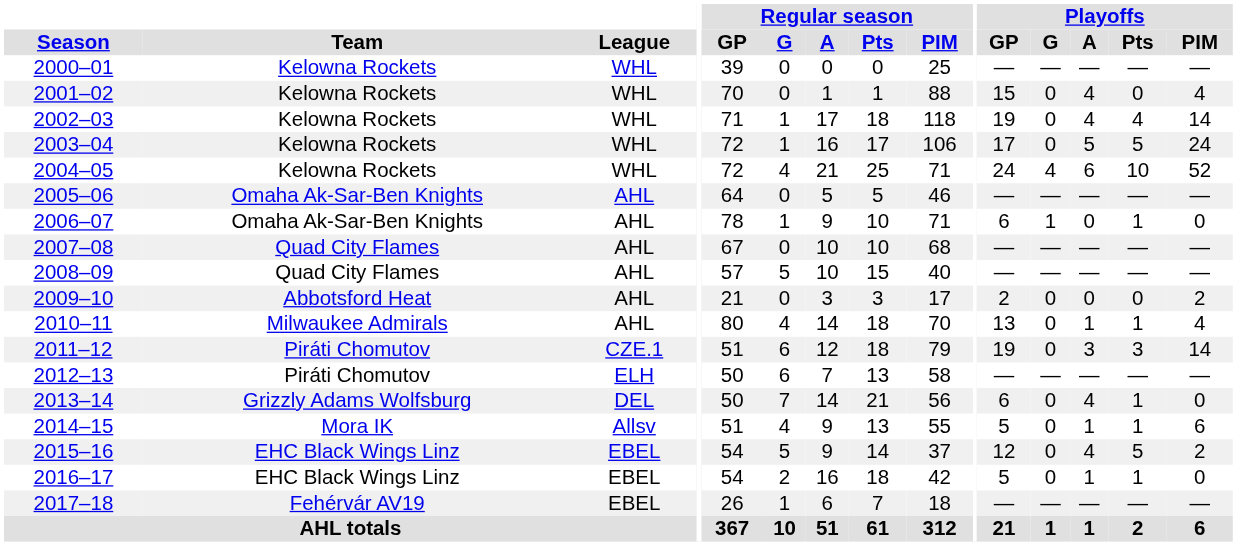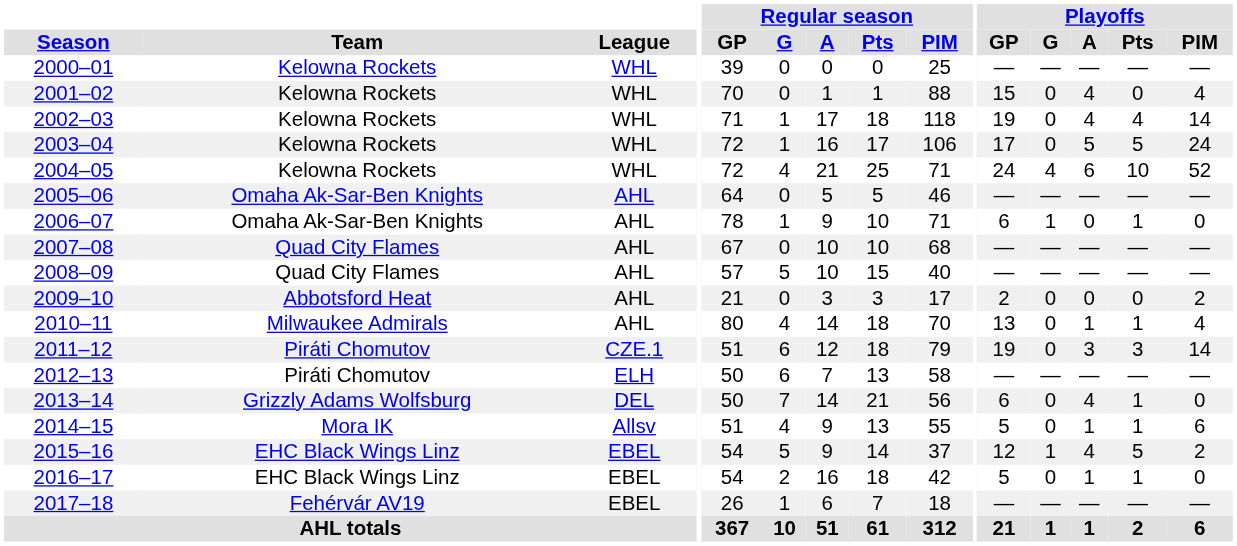(1050, 451) 0 -> (1050, 451) 1
